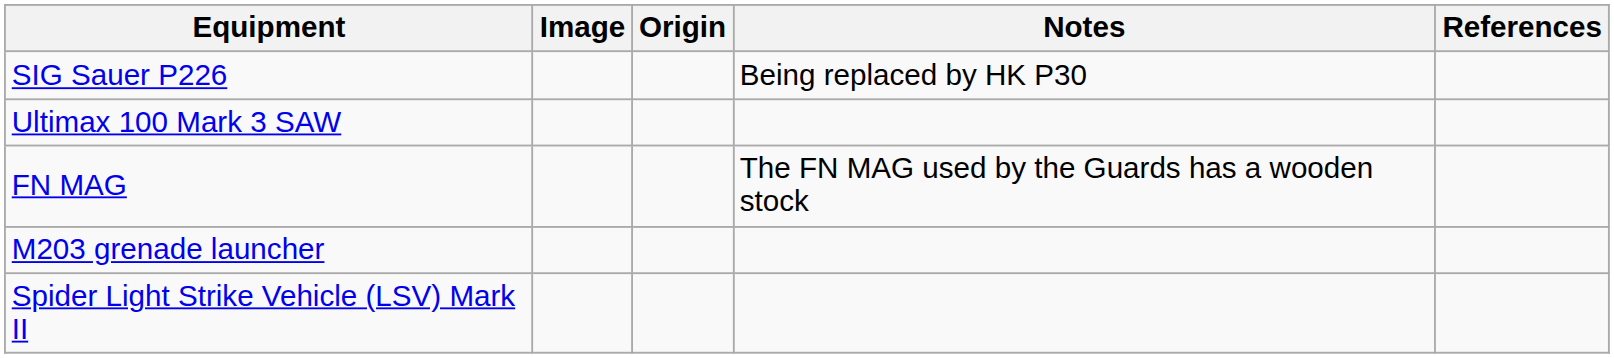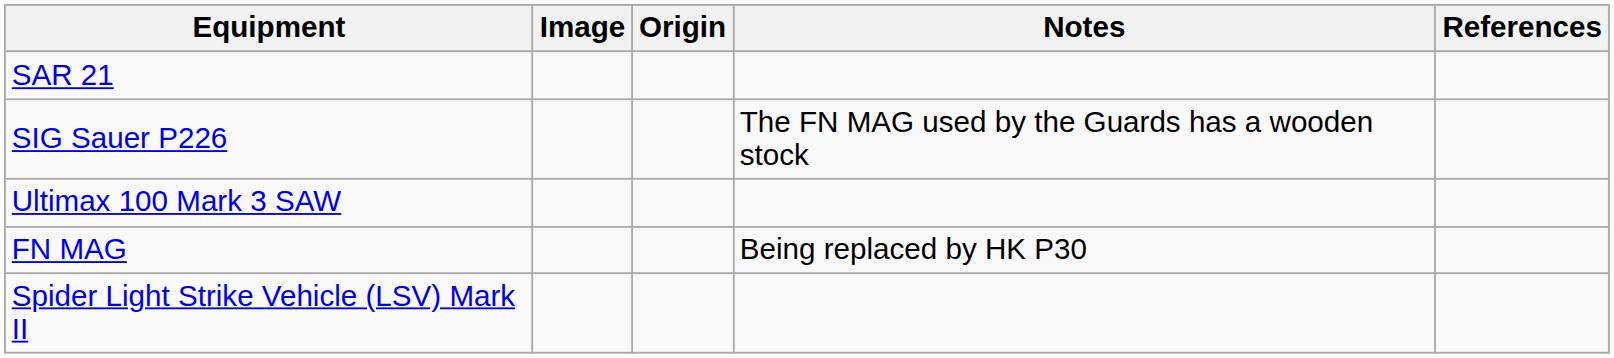+ row: (63, 74)
(913, 74) Being replaced by HK P30 -> (1057, 138) The FN MAG used by the Guards has a wooden stock
(1057, 185) The FN MAG used by the Guards has a wooden stock -> (913, 249) Being replaced by HK P30
- row: (168, 249)
